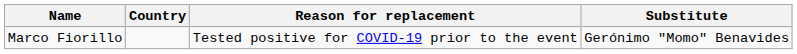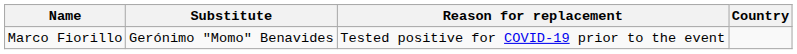columns swapped: (158, 16) <-> (687, 16)
